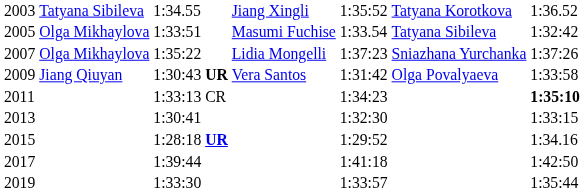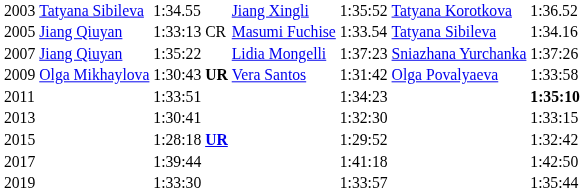(94, 32) Olga Mikhaylova -> (81, 32) Jiang Qiuyan
(177, 32) 1:33:51 -> (190, 32) 1:33:13 CR
(554, 32) 1:32:42 -> (554, 32) 1:34.16
(94, 53) Olga Mikhaylova -> (81, 53) Jiang Qiuyan
(81, 75) Jiang Qiuyan -> (94, 75) Olga Mikhaylova
(190, 97) 1:33:13 CR -> (177, 97) 1:33:51
(554, 140) 1:34.16 -> (554, 140) 1:32:42
